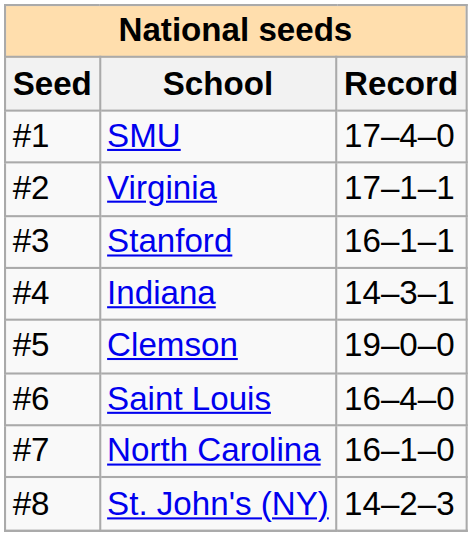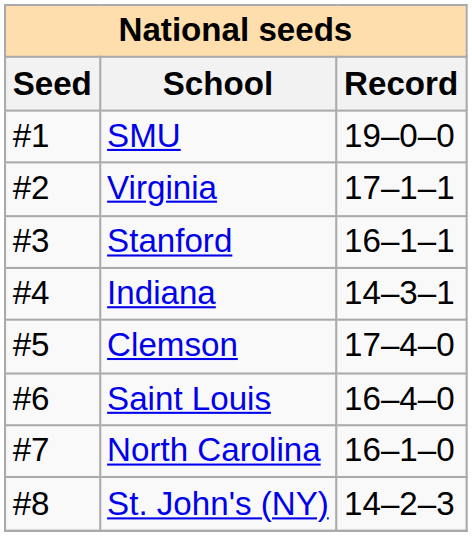(399, 135) 17–4–0 -> (399, 135) 19–0–0
(399, 345) 19–0–0 -> (399, 345) 17–4–0
